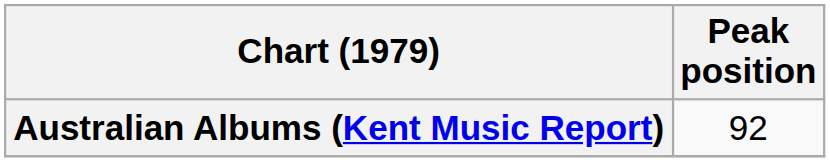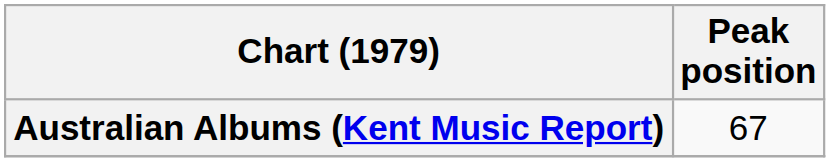(748, 127) 92 -> (748, 127) 67
